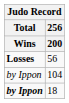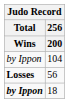rows swapped: (55, 75) <-> (52, 59)
